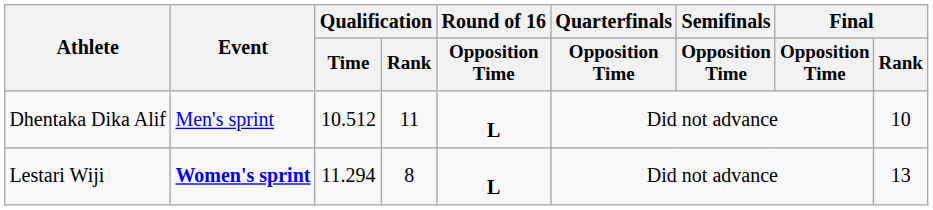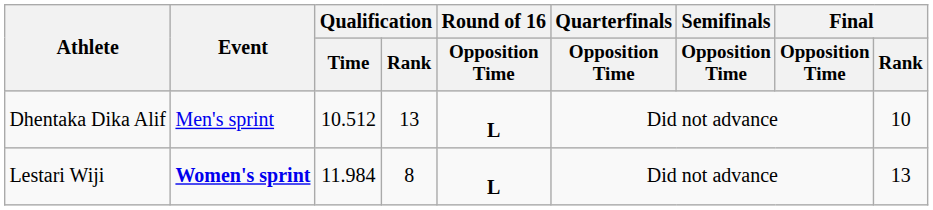(409, 119) 11 -> (409, 119) 13
(348, 176) 11.294 -> (348, 176) 11.984
